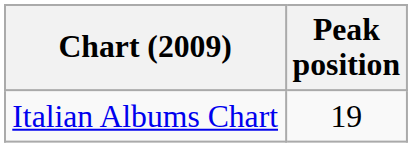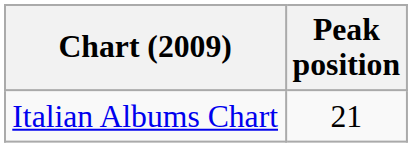(346, 115) 19 -> (346, 115) 21
